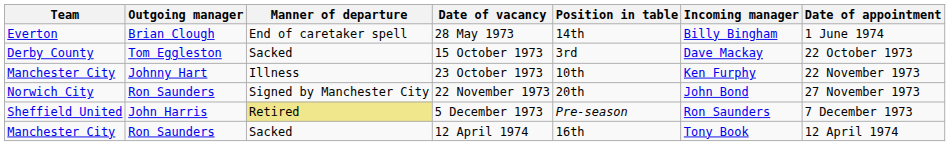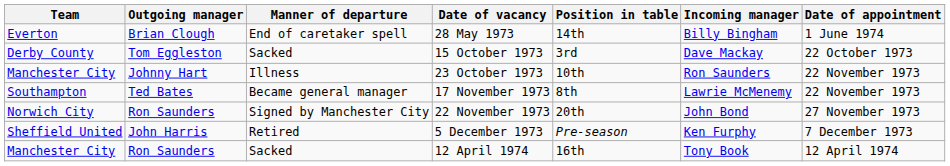(720, 73) Ken Furphy -> (727, 73) Ron Saunders
+ row: (492, 92)
(274, 112) khaki background -> (274, 131) no background
(727, 112) Ron Saunders -> (720, 131) Ken Furphy
